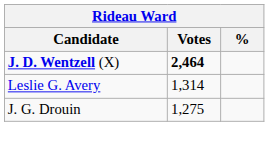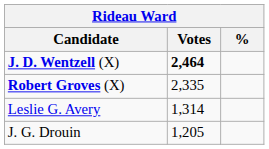+ row: (66, 86)
(188, 109) 1,275 -> (188, 132) 1,205
